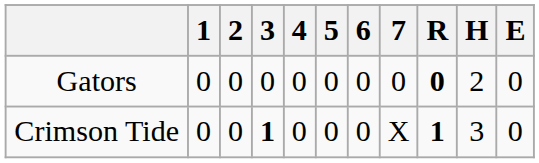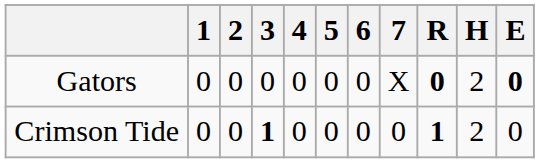(399, 80) 0 -> (399, 80) X
(515, 80) normal -> (515, 80) bold
(399, 131) X -> (399, 131) 0
(477, 131) 3 -> (477, 131) 2
